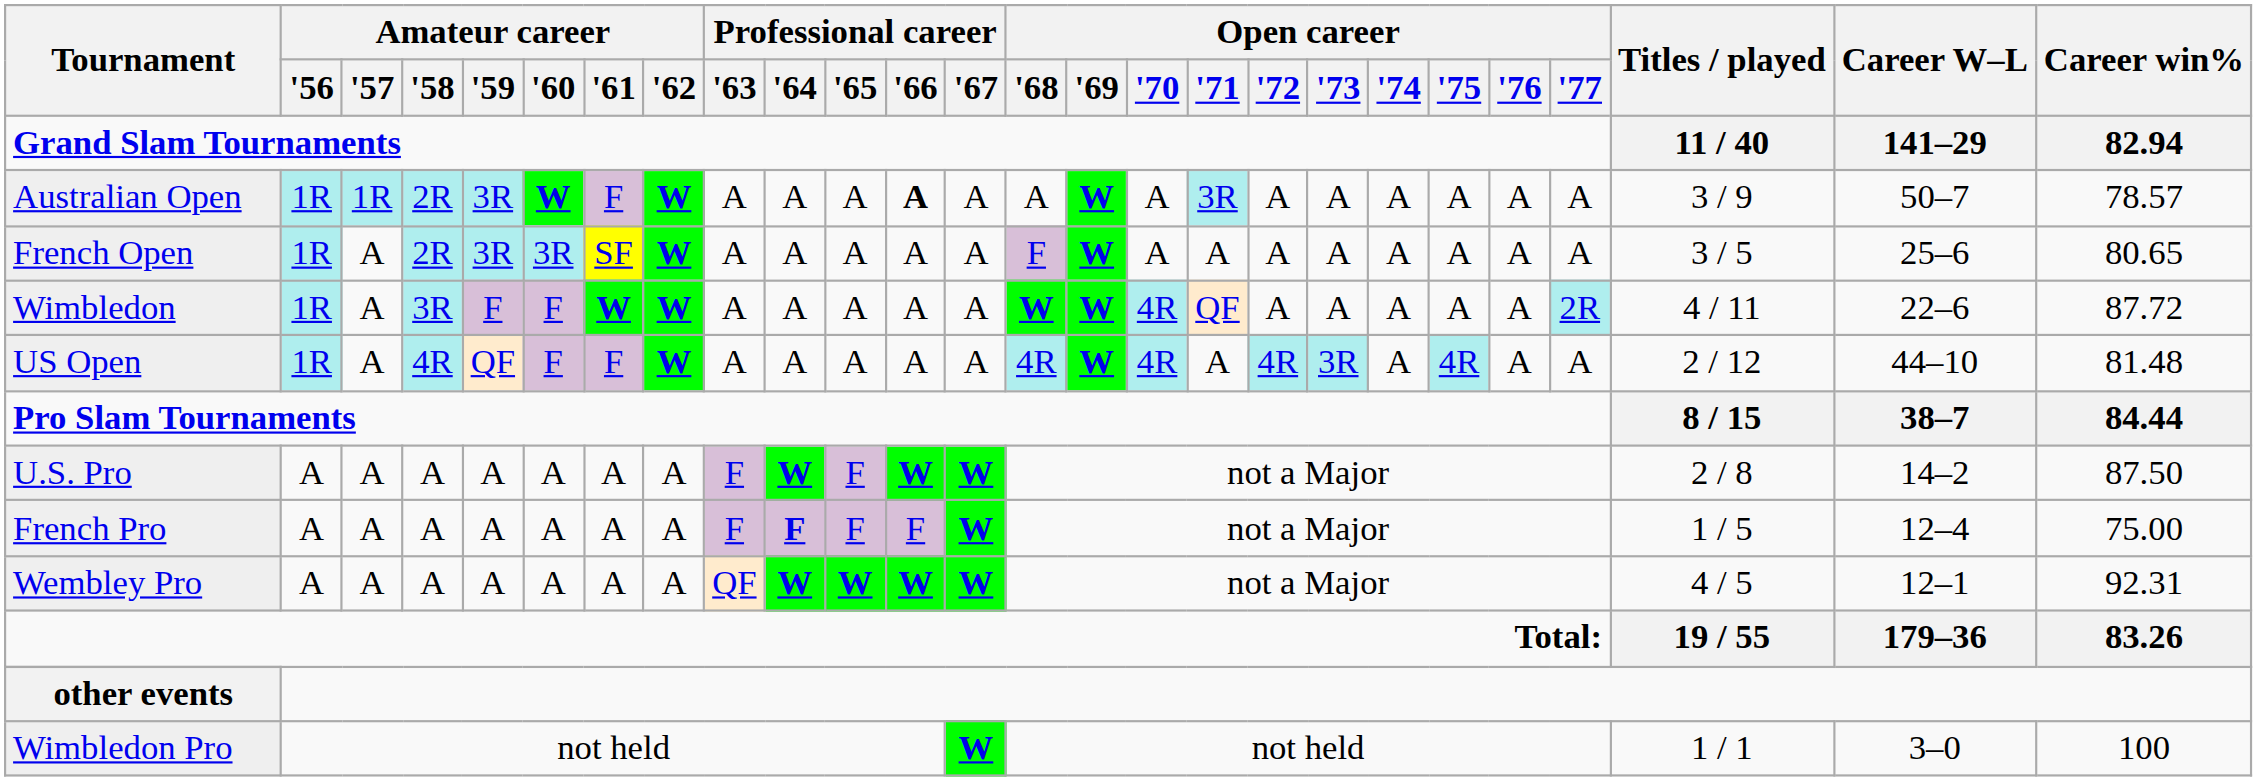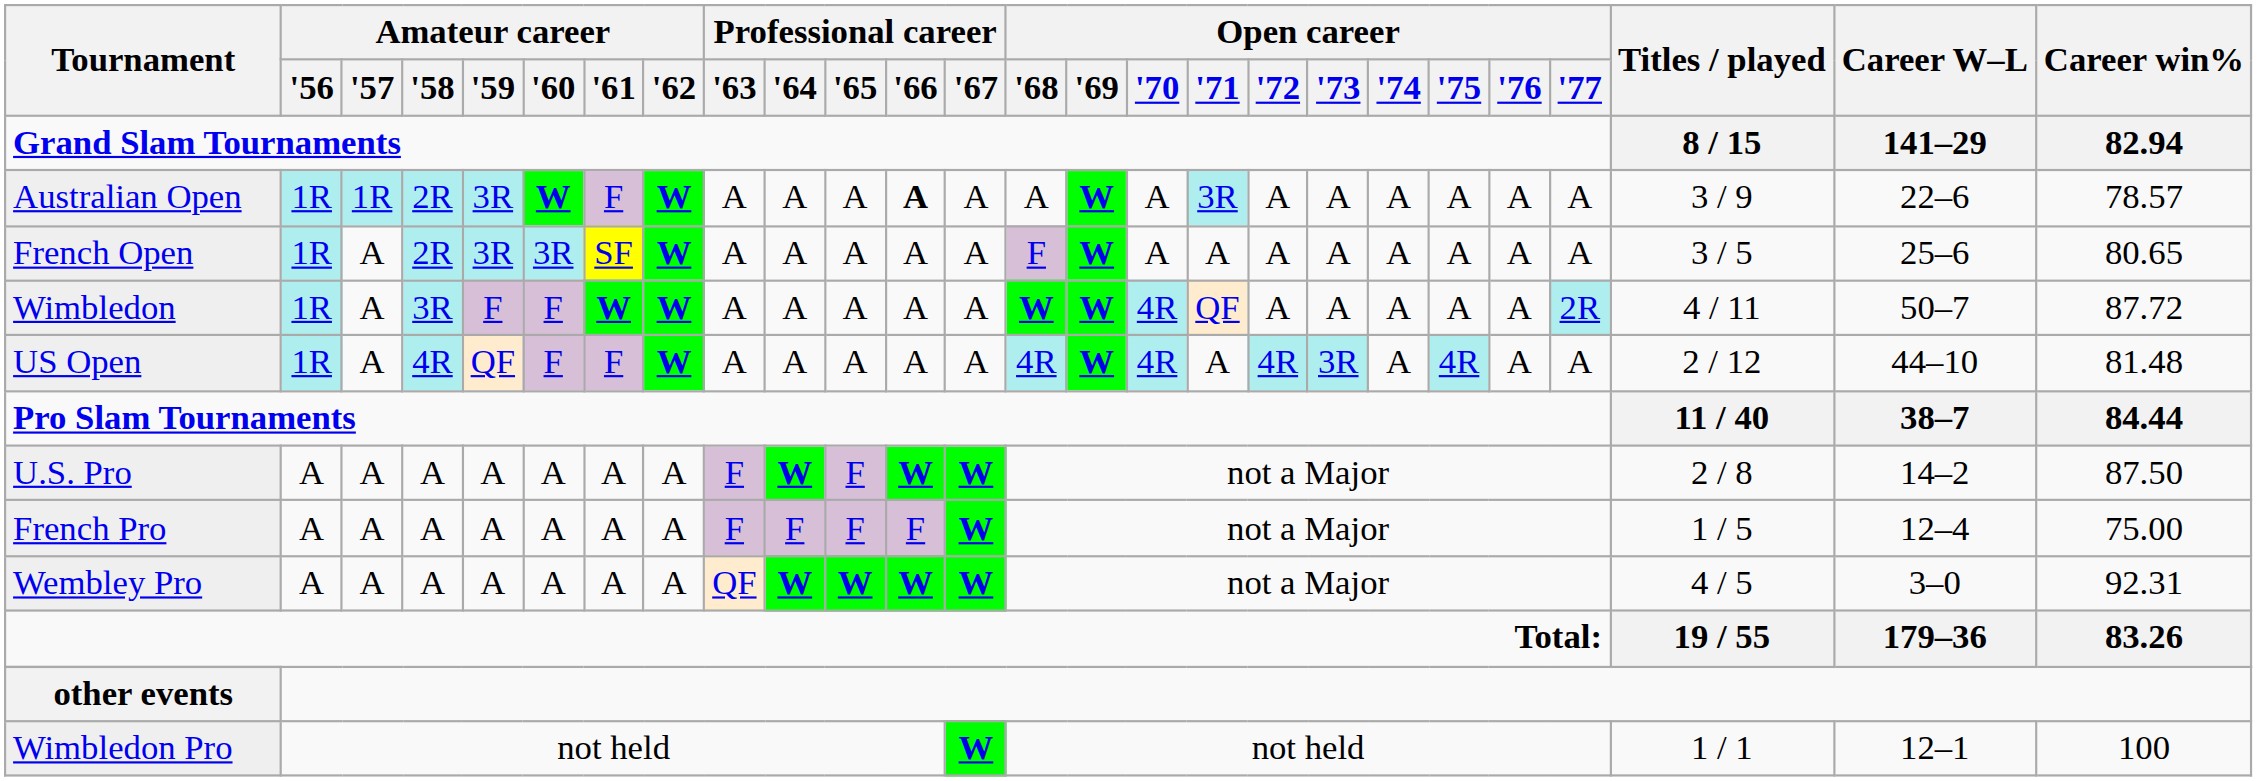(1722, 142) 11 / 40 -> (1722, 142) 8 / 15
(1935, 197) 50–7 -> (1935, 197) 22–6
(1935, 307) 22–6 -> (1935, 307) 50–7
(1722, 417) 8 / 15 -> (1722, 417) 11 / 40
(795, 527) bold -> (795, 527) normal
(1935, 582) 12–1 -> (1935, 582) 3–0
(1935, 747) 3–0 -> (1935, 747) 12–1
